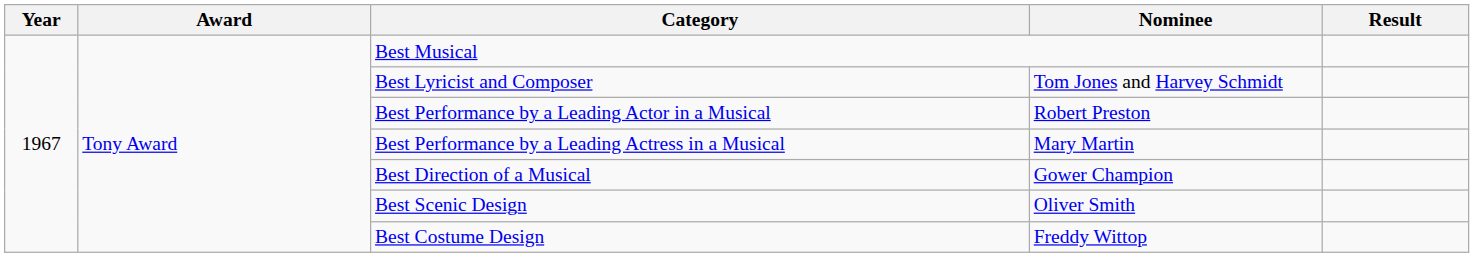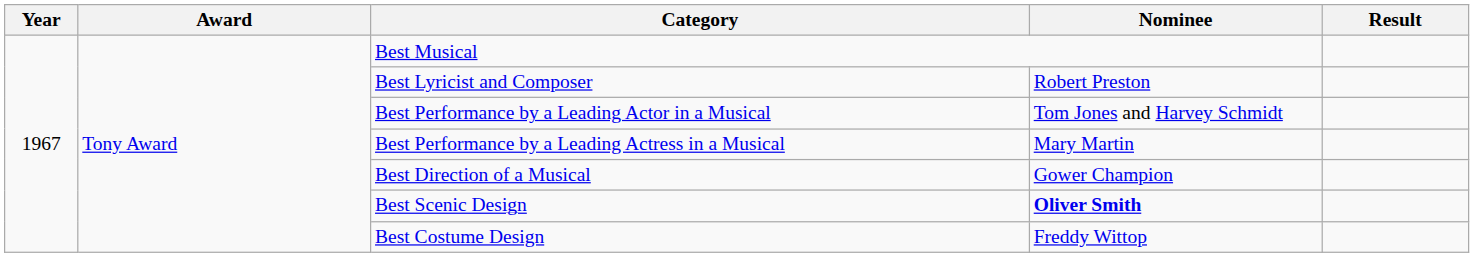(1158, 81) Tom Jones and Harvey Schmidt -> (1092, 81) Robert Preston
(1092, 112) Robert Preston -> (1158, 112) Tom Jones and Harvey Schmidt
(1084, 205) normal -> (1087, 205) bold
